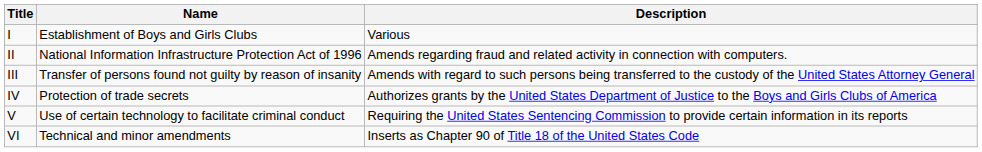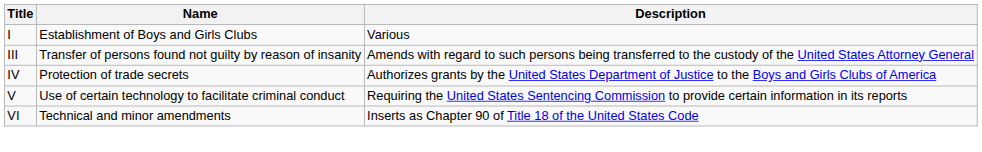- row: (11, 55)
